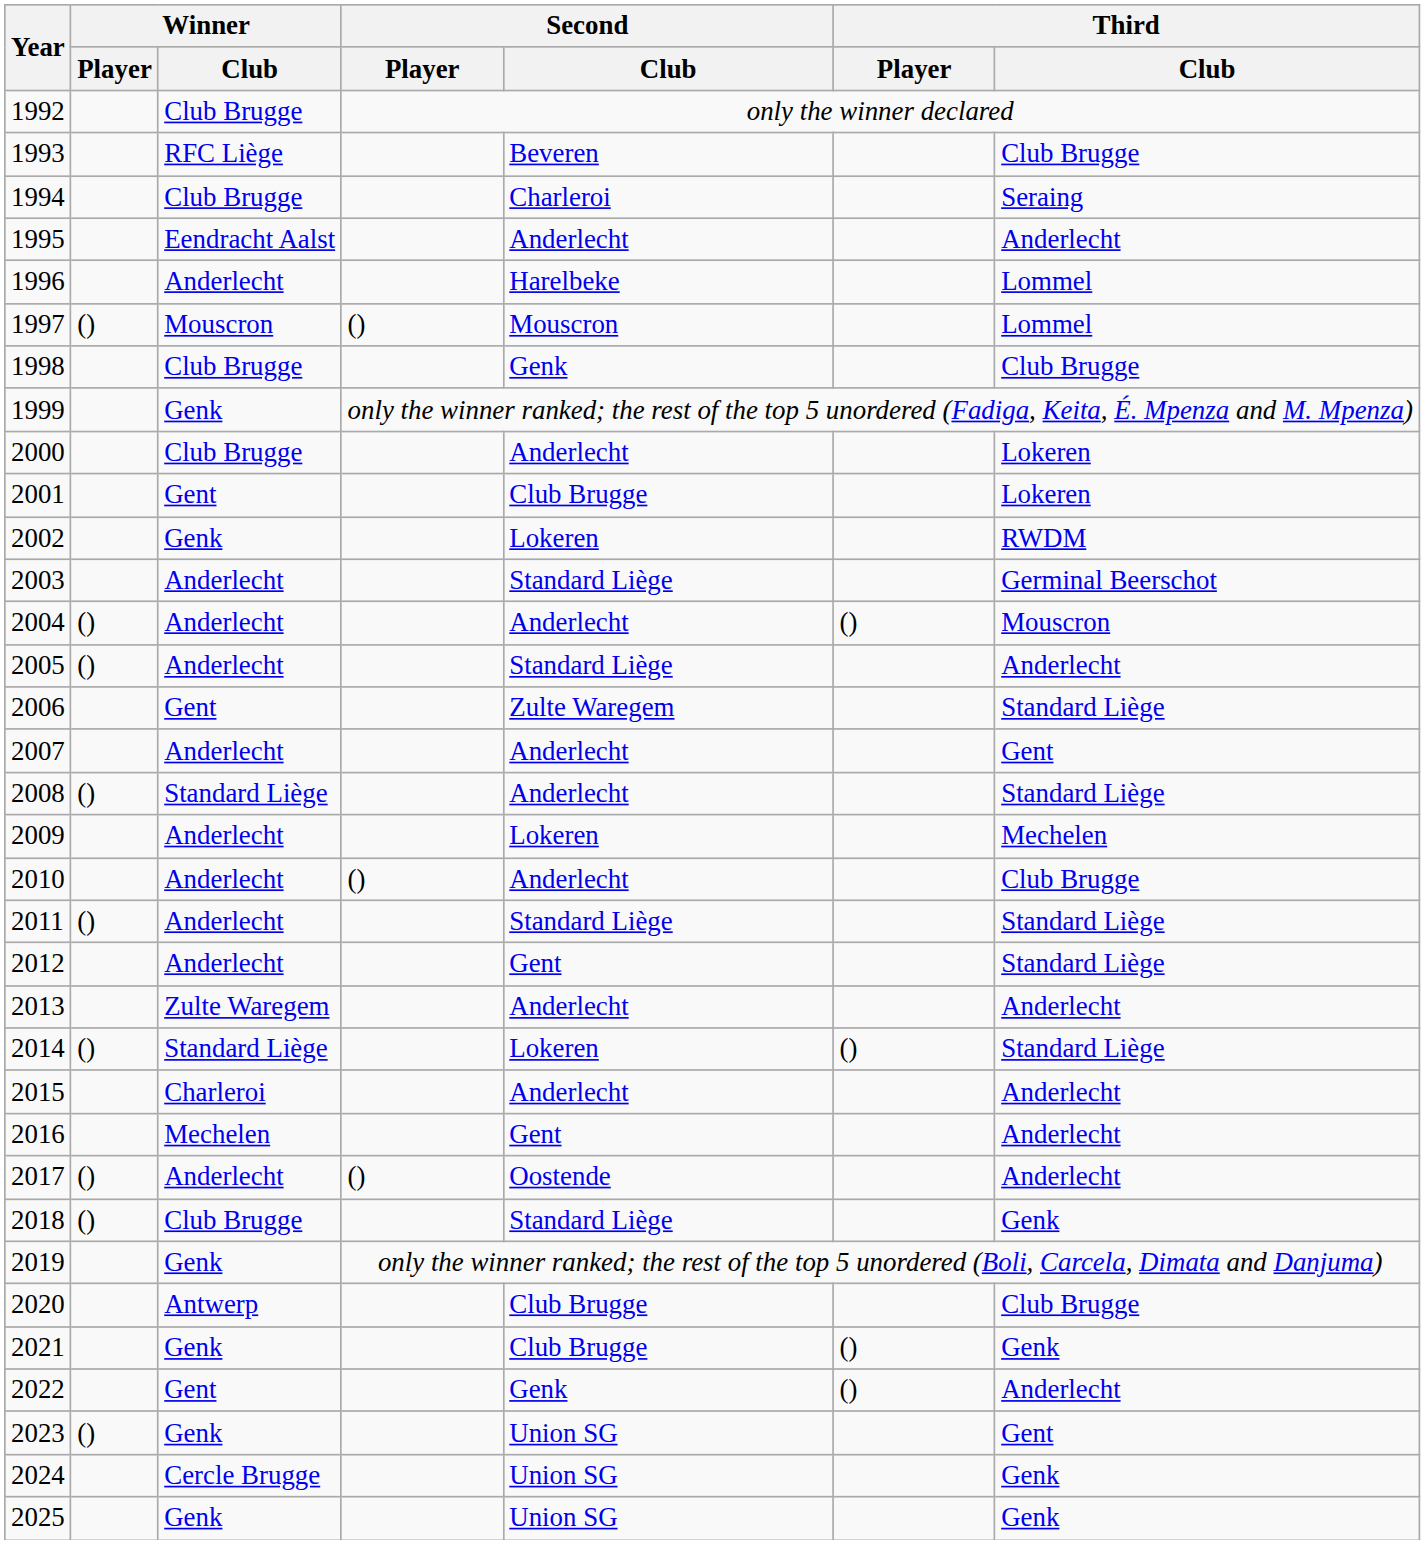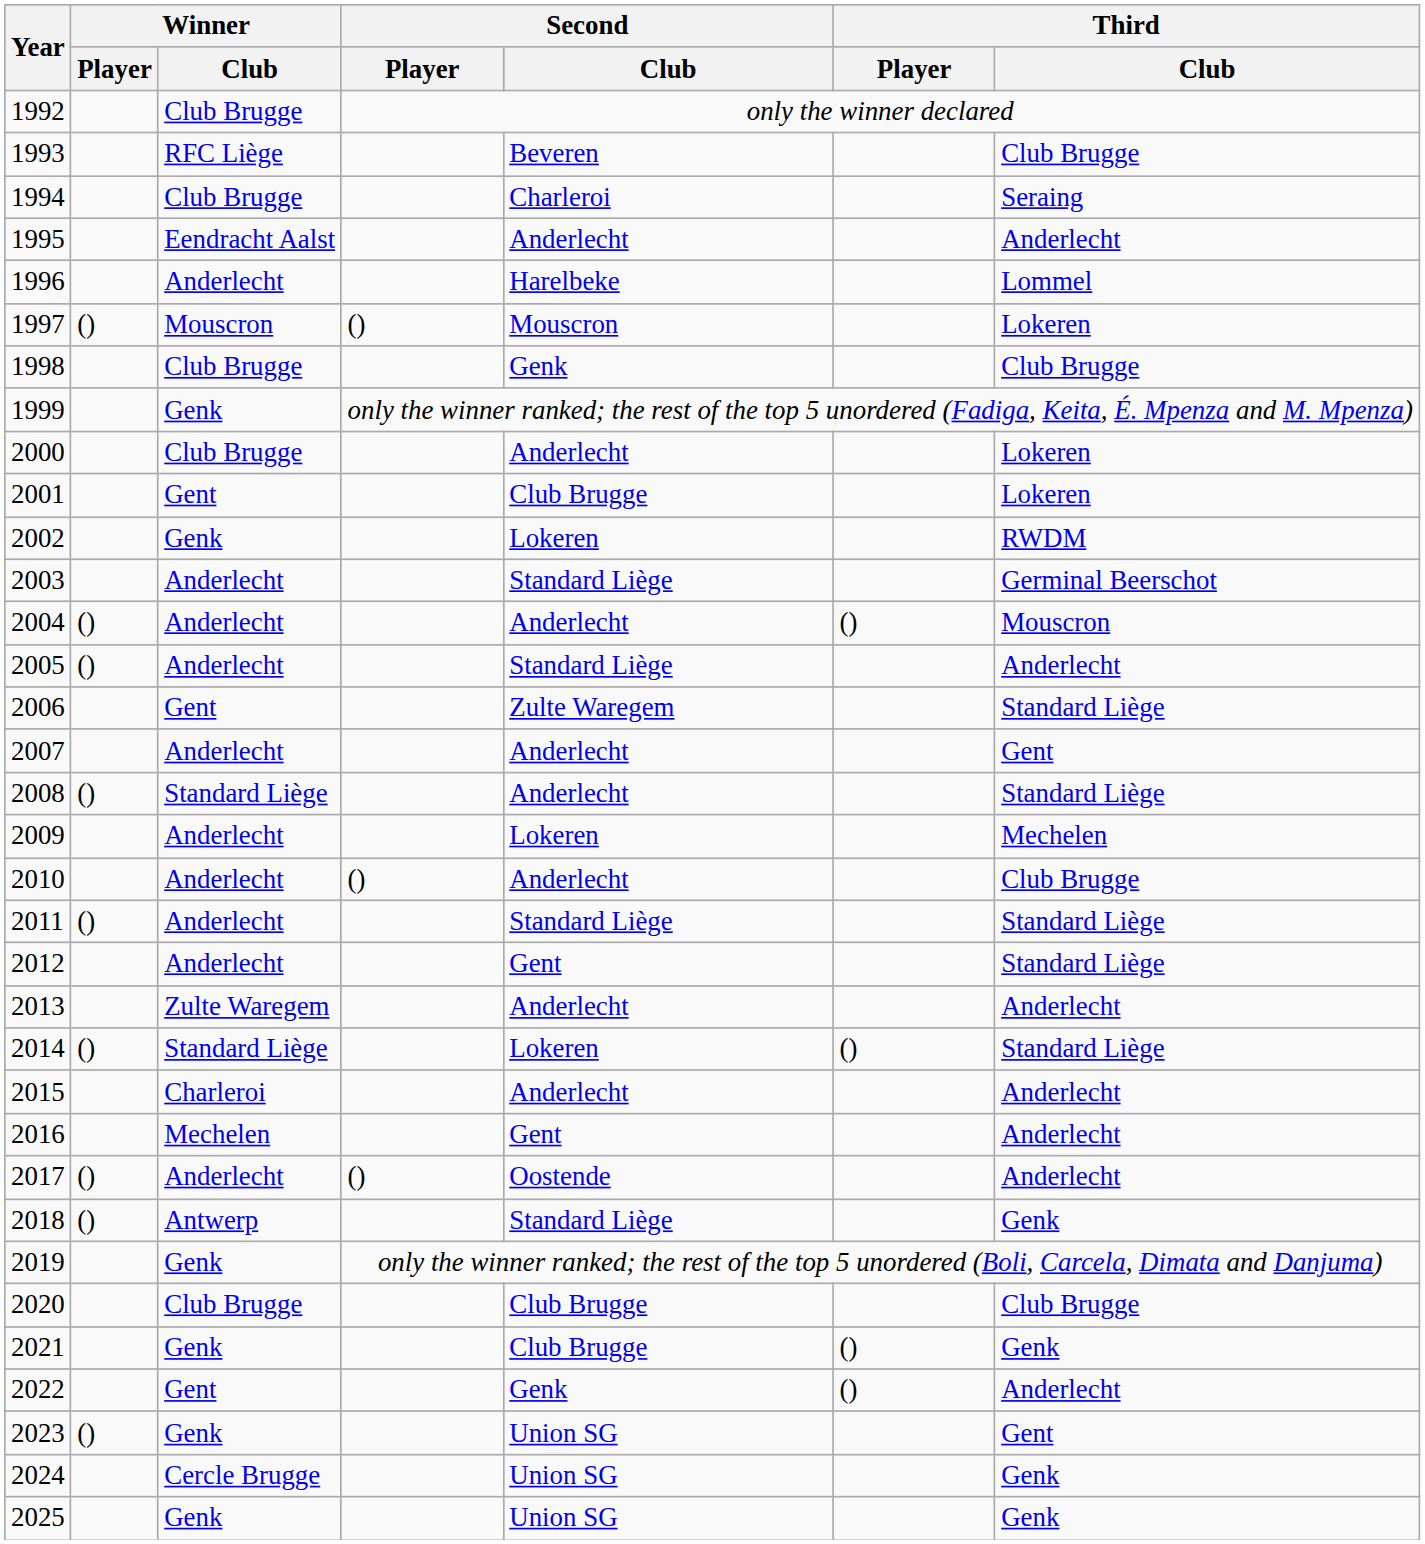(1047, 324) Lommel -> (1046, 324) Lokeren
(233, 1219) Club Brugge -> (211, 1219) Antwerp
(211, 1304) Antwerp -> (233, 1304) Club Brugge
